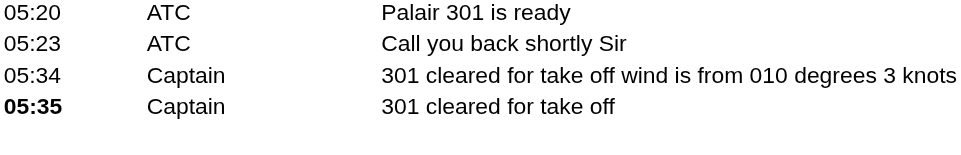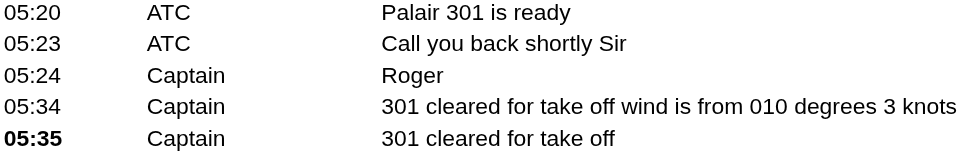+ row: (412, 75)
